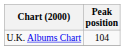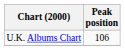(102, 38) 104 -> (102, 38) 106
